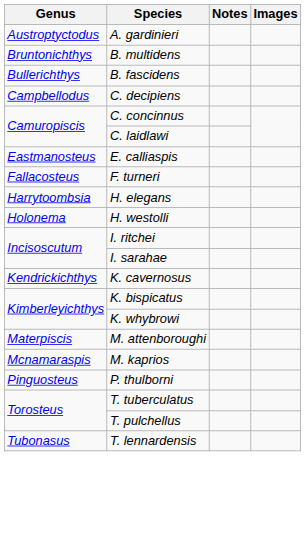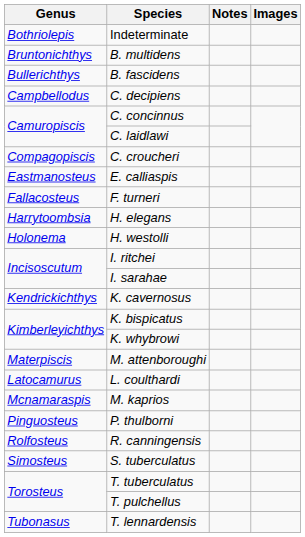- row: (144, 34)
+ row: (149, 34)
+ row: (144, 156)
+ row: (145, 380)
+ row: (156, 440)
+ row: (153, 461)
